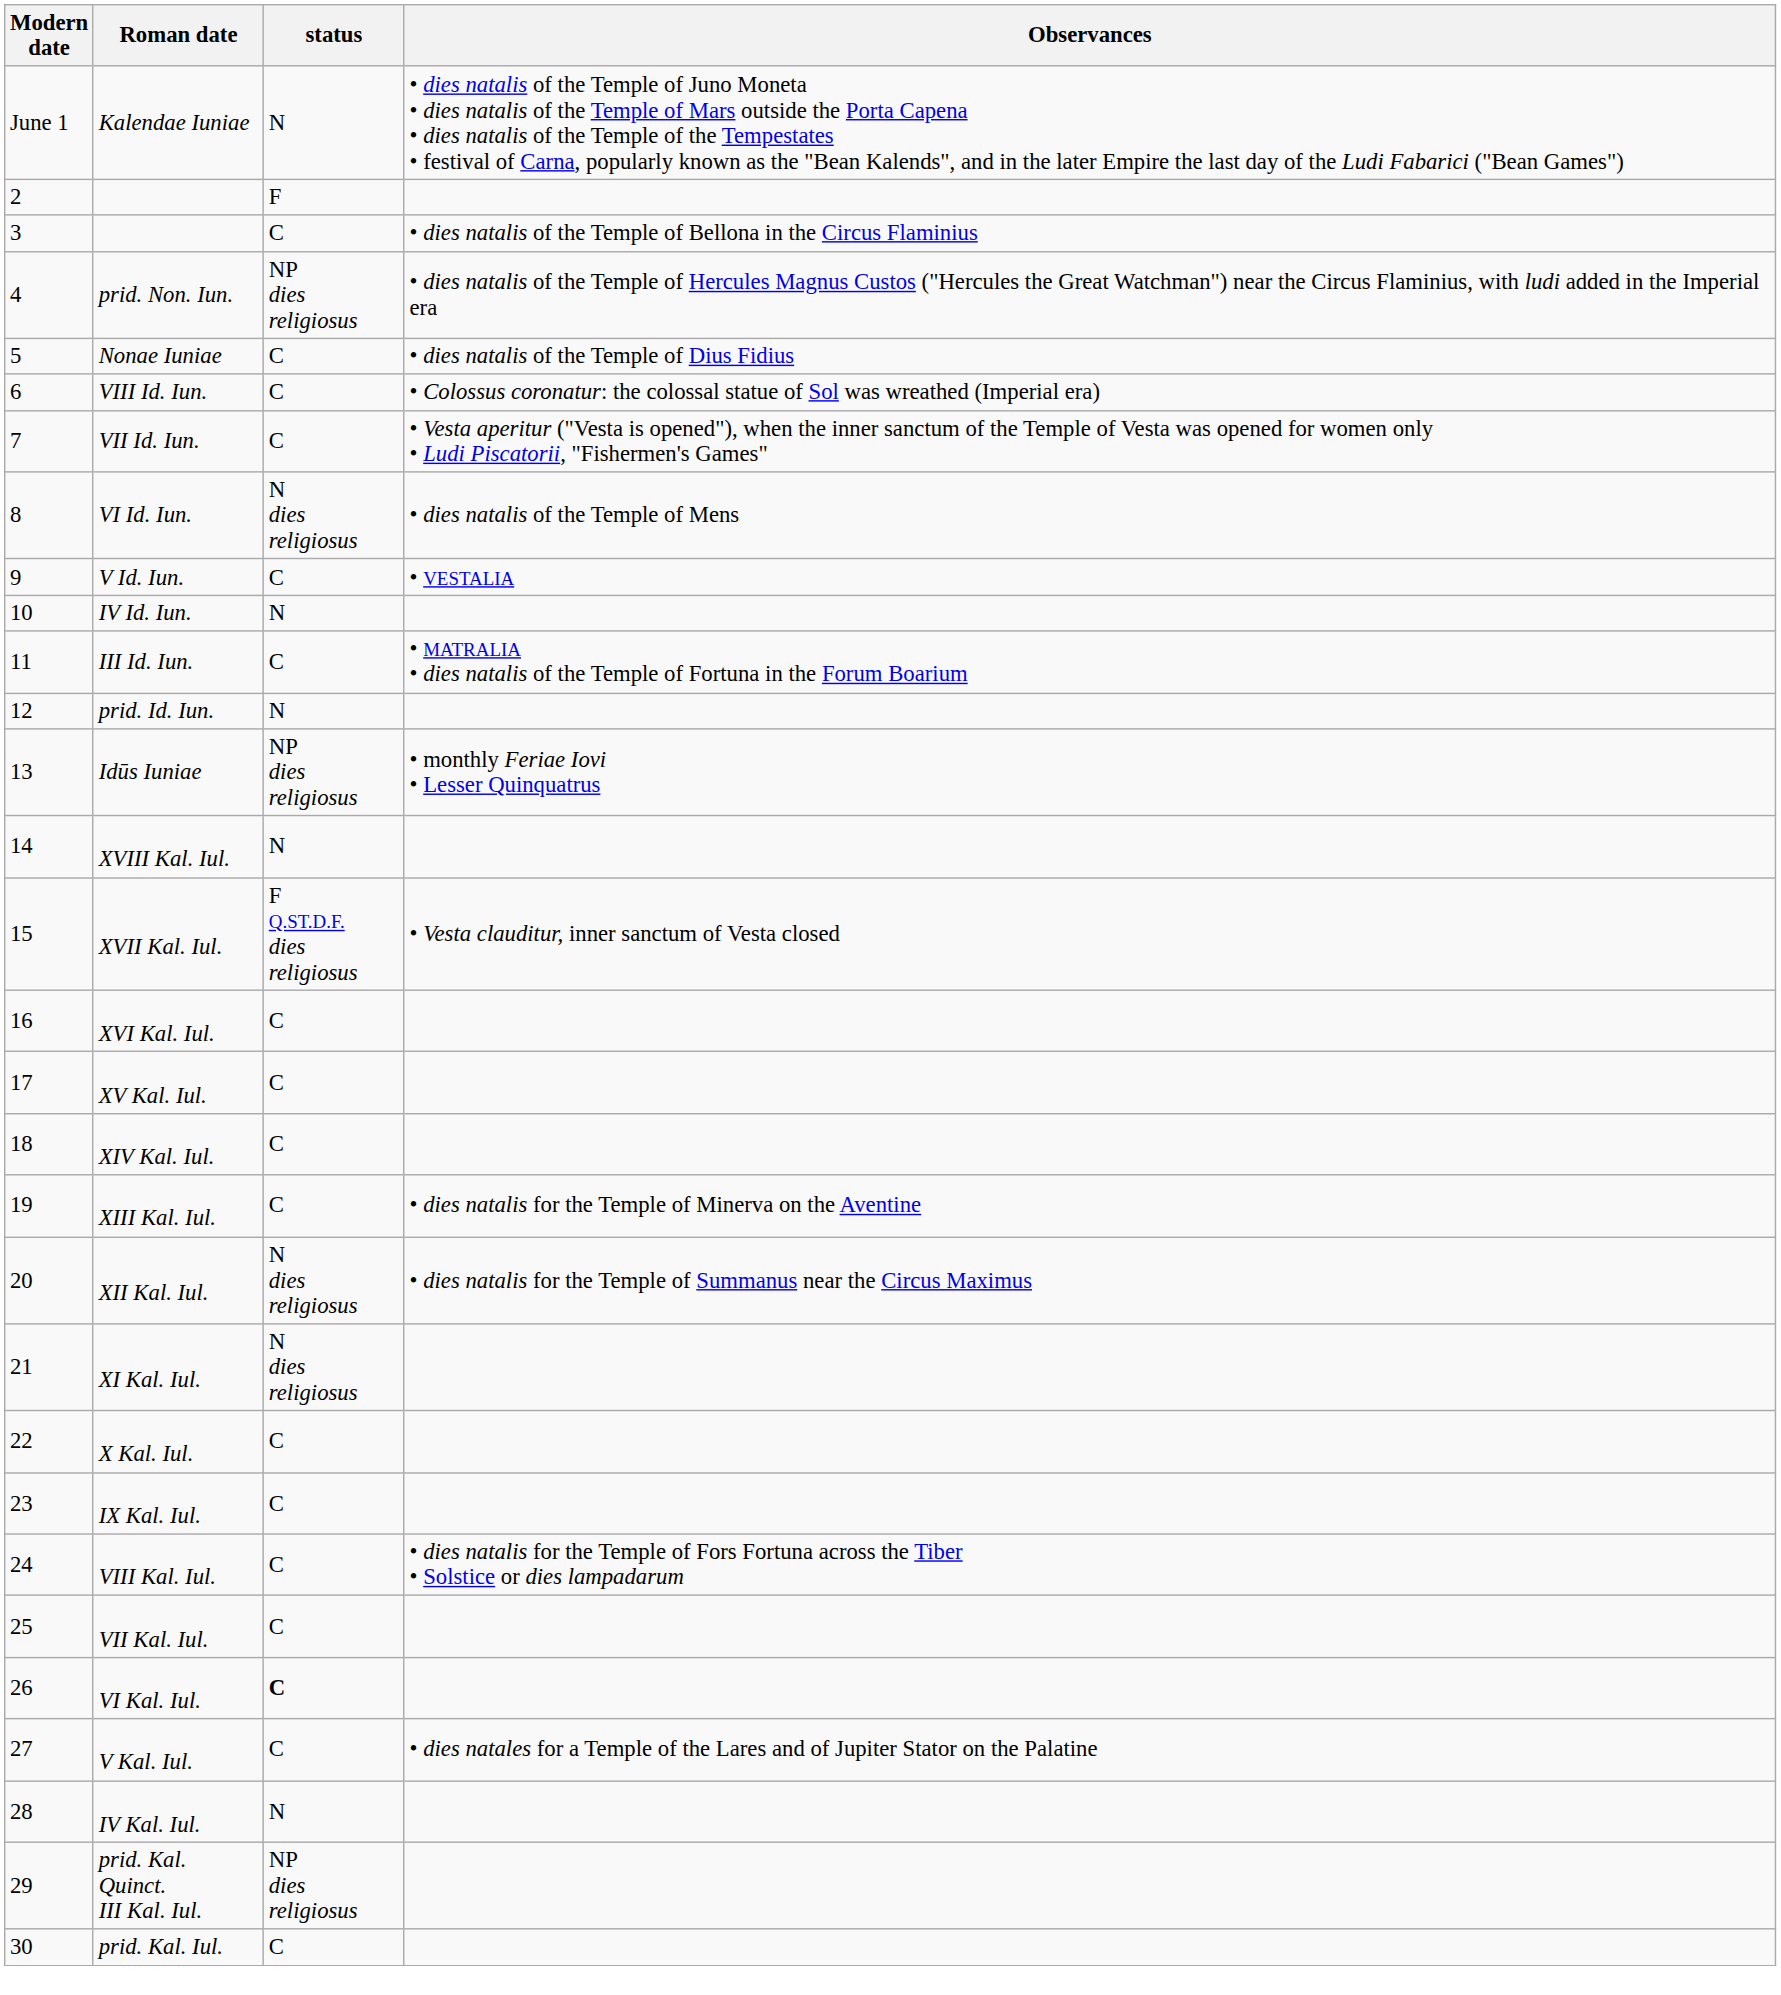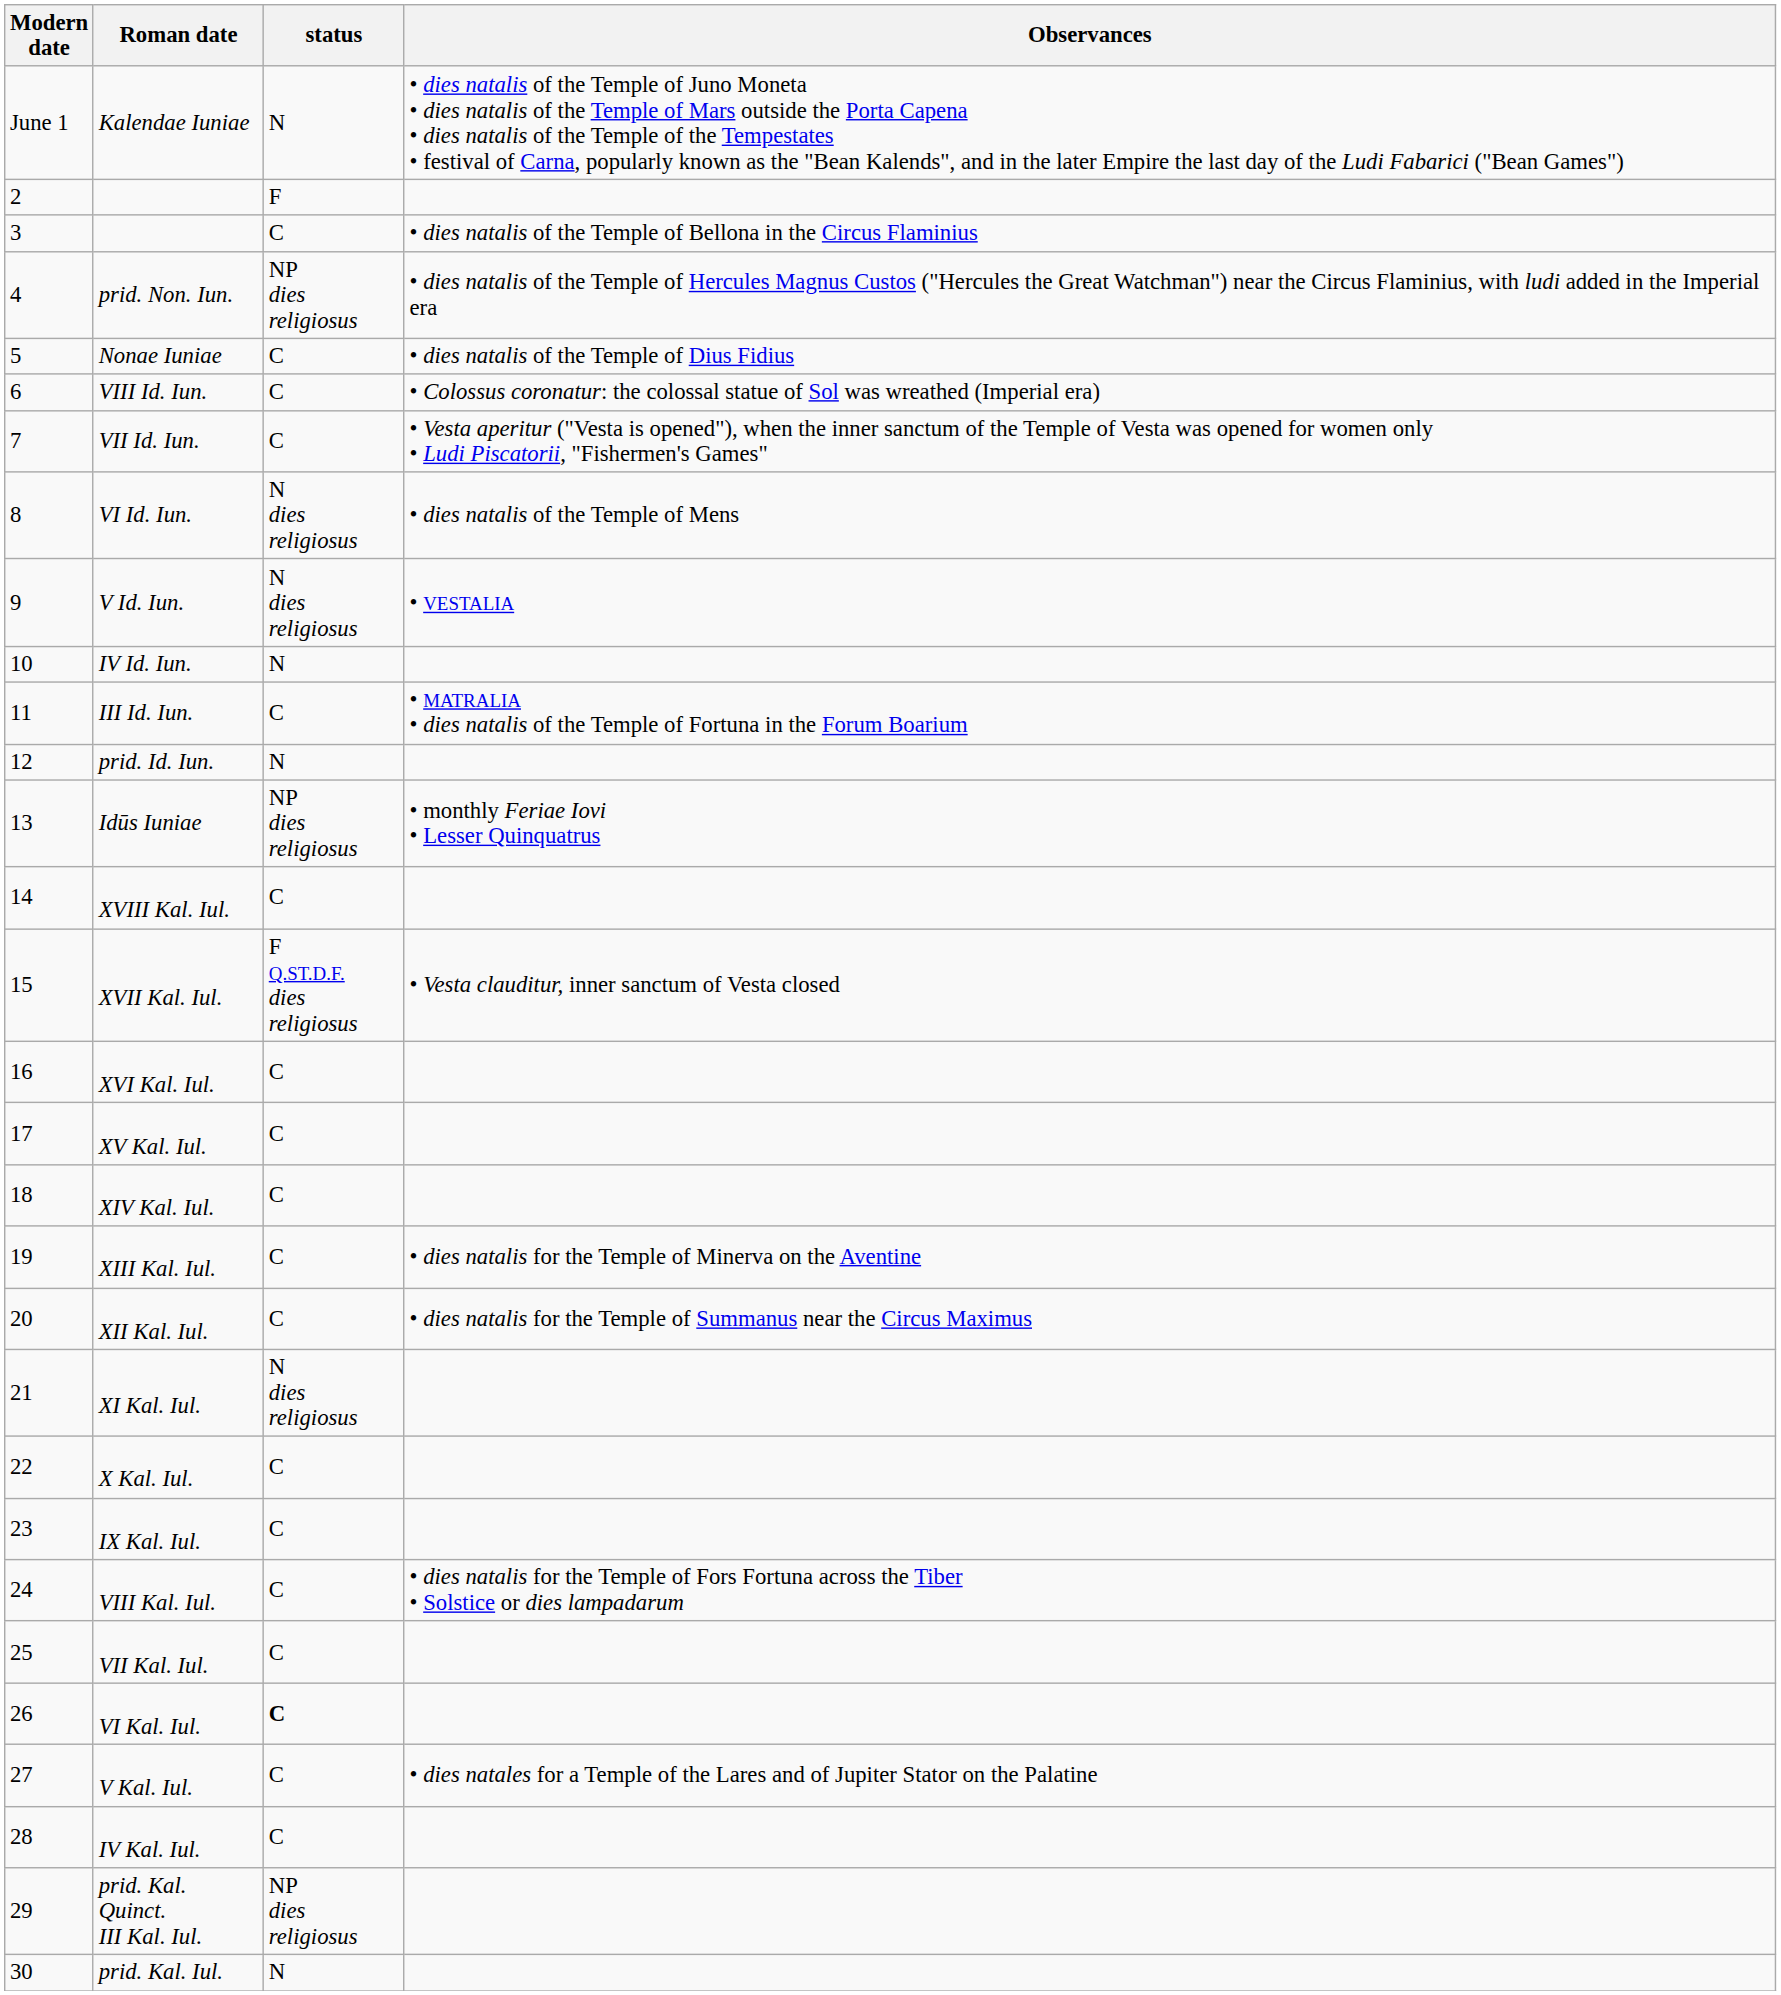(276, 576) C -> (313, 602) N dies religiosus
(277, 846) N -> (276, 897) C
(313, 1279) N dies religiosus -> (276, 1318) C
(277, 1811) N -> (276, 1836) C
(276, 1946) C -> (277, 1972) N
